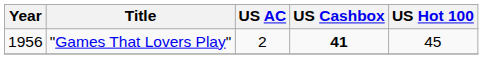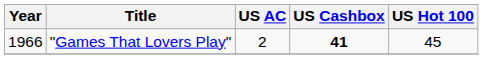(25, 41) 1956 -> (25, 41) 1966
